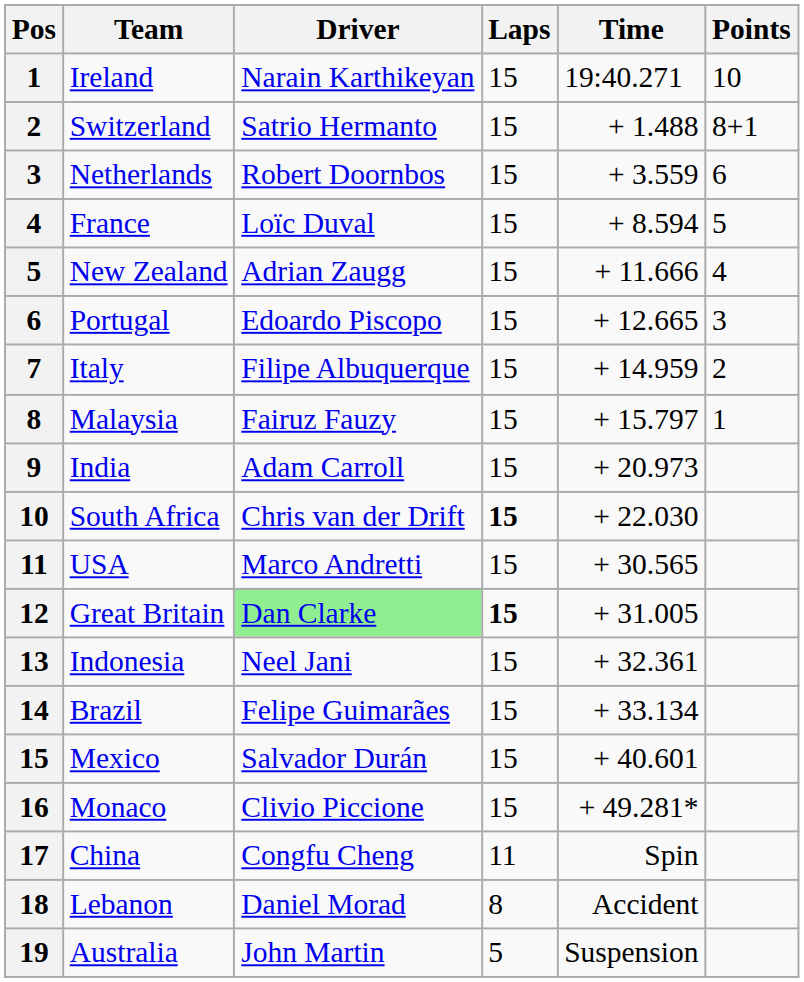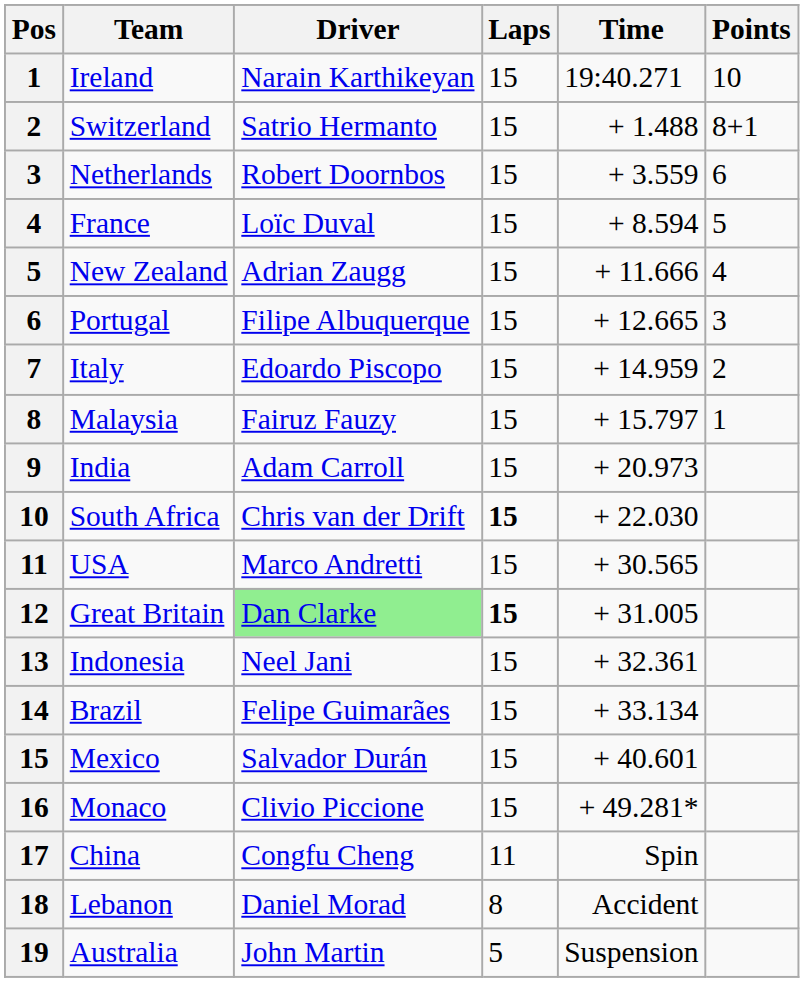(342, 320) Edoardo Piscopo -> (355, 320) Filipe Albuquerque
(355, 369) Filipe Albuquerque -> (342, 369) Edoardo Piscopo
